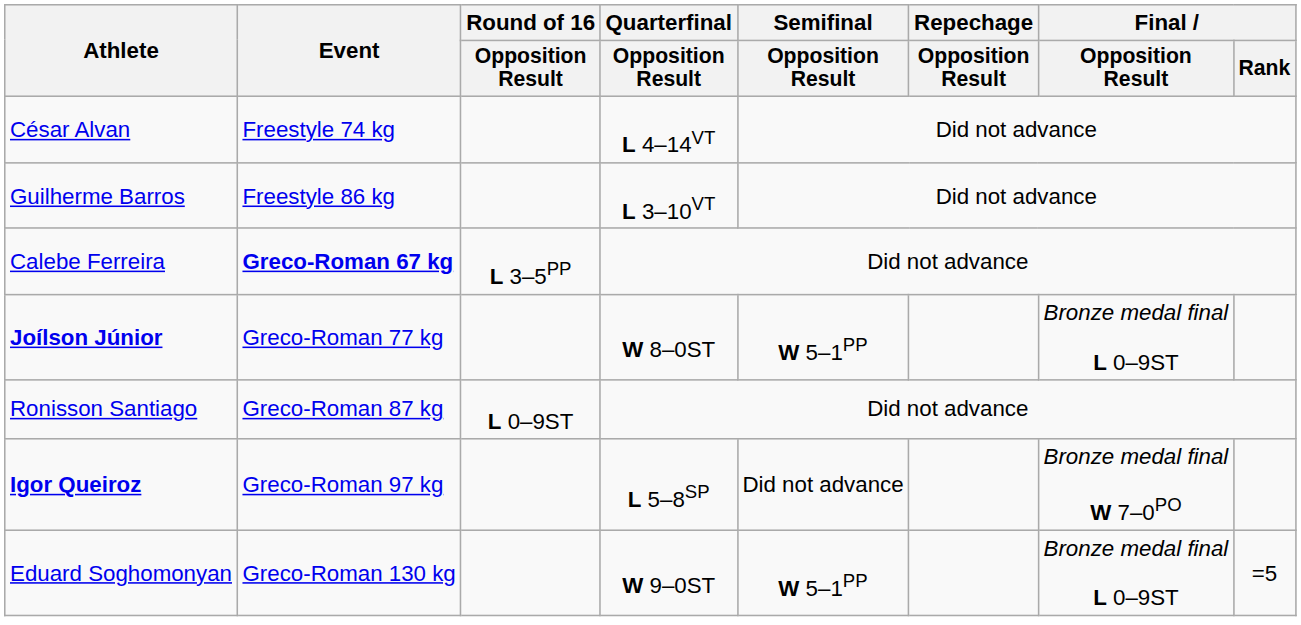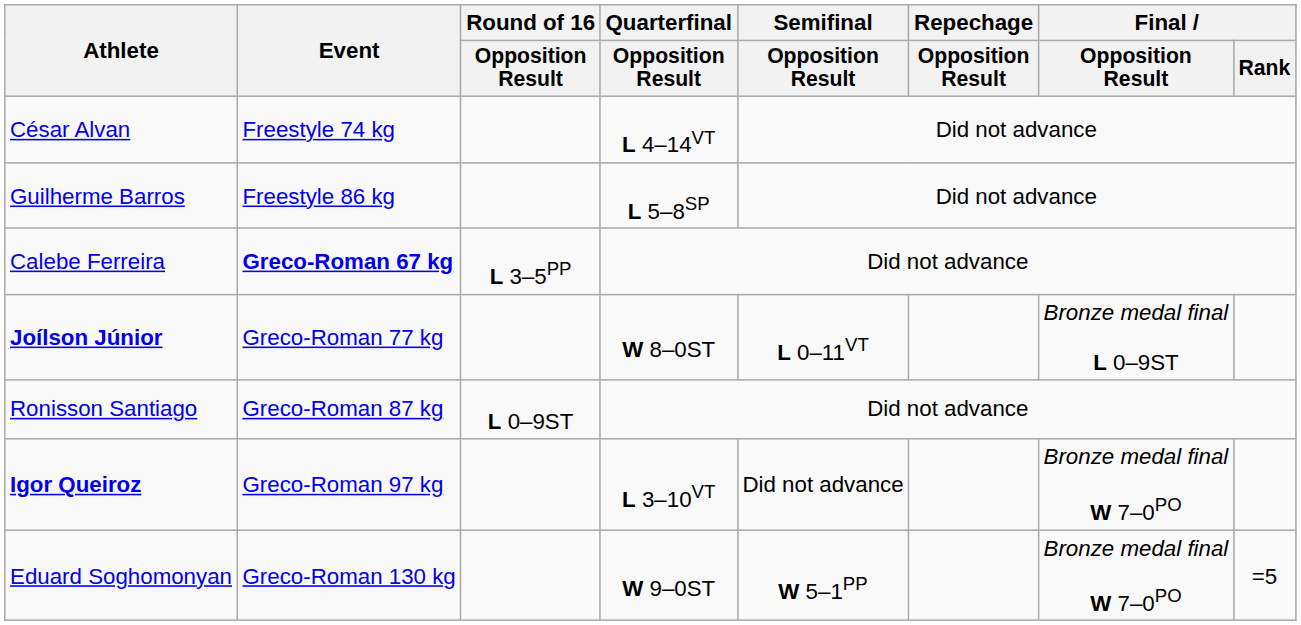(669, 208) L 3–10VT -> (669, 208) L 5–8SP
(823, 350) W 5–1PP -> (823, 350) L 0–11VT
(669, 497) L 5–8SP -> (669, 497) L 3–10VT
(1136, 573) Bronze medal final L 0–9ST -> (1136, 576) Bronze medal final W 7–0PO
